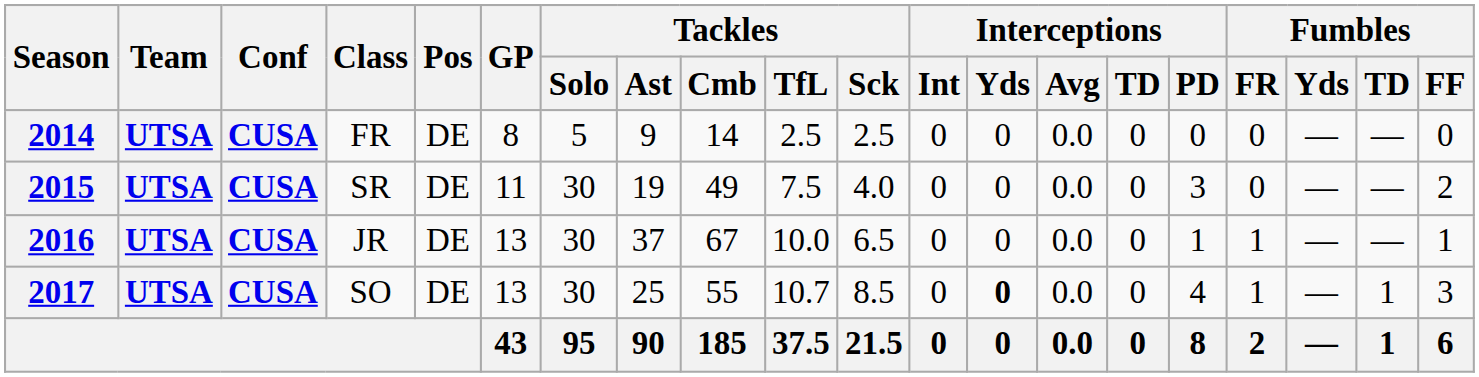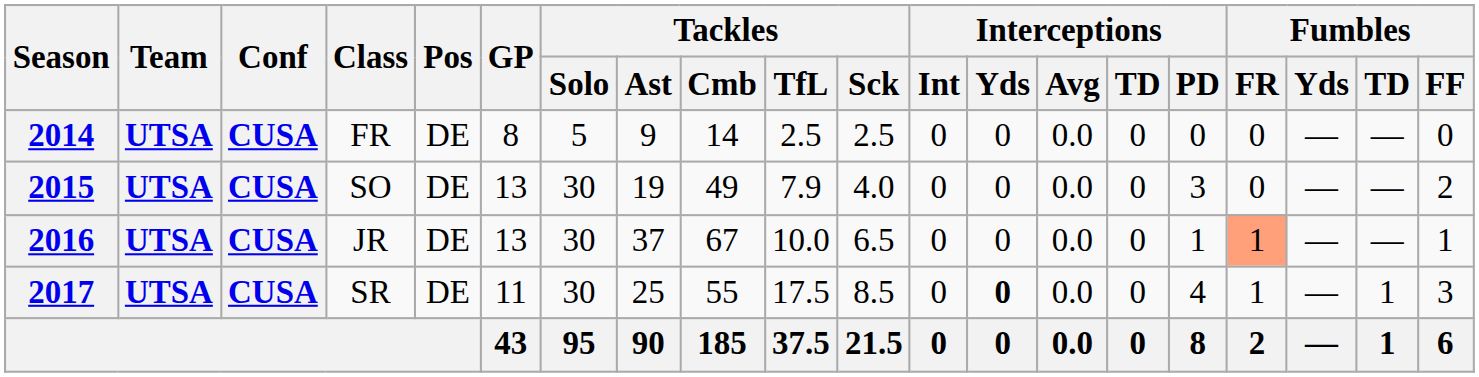(371, 187) SR -> (371, 187) SO
(511, 187) 11 -> (511, 187) 13
(801, 187) 7.5 -> (801, 187) 7.9
(1257, 239) no background -> (1257, 239) lightsalmon background
(371, 291) SO -> (371, 291) SR
(511, 291) 13 -> (511, 291) 11
(801, 291) 10.7 -> (801, 291) 17.5
